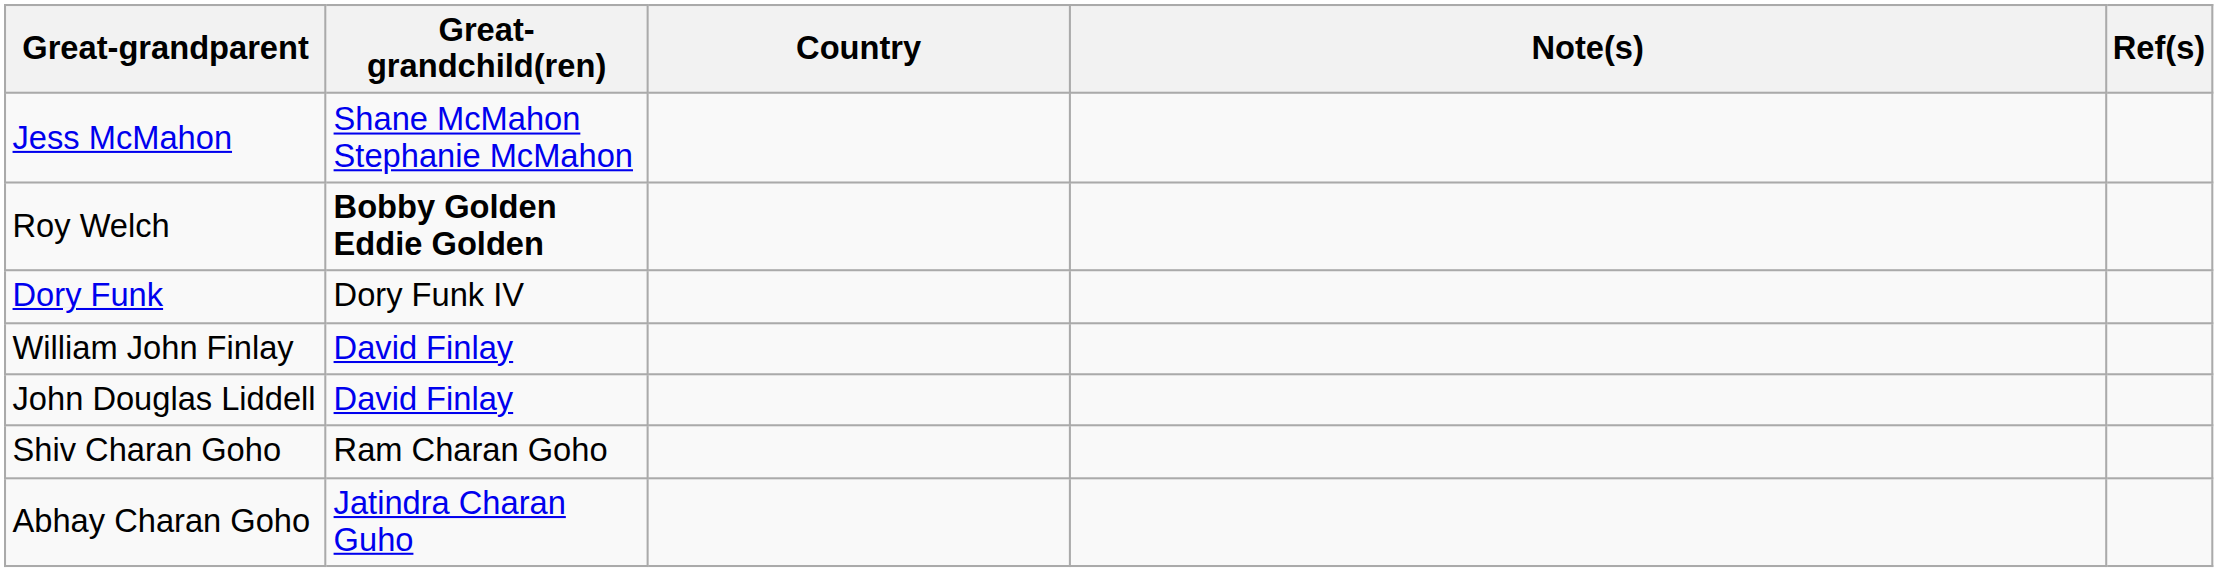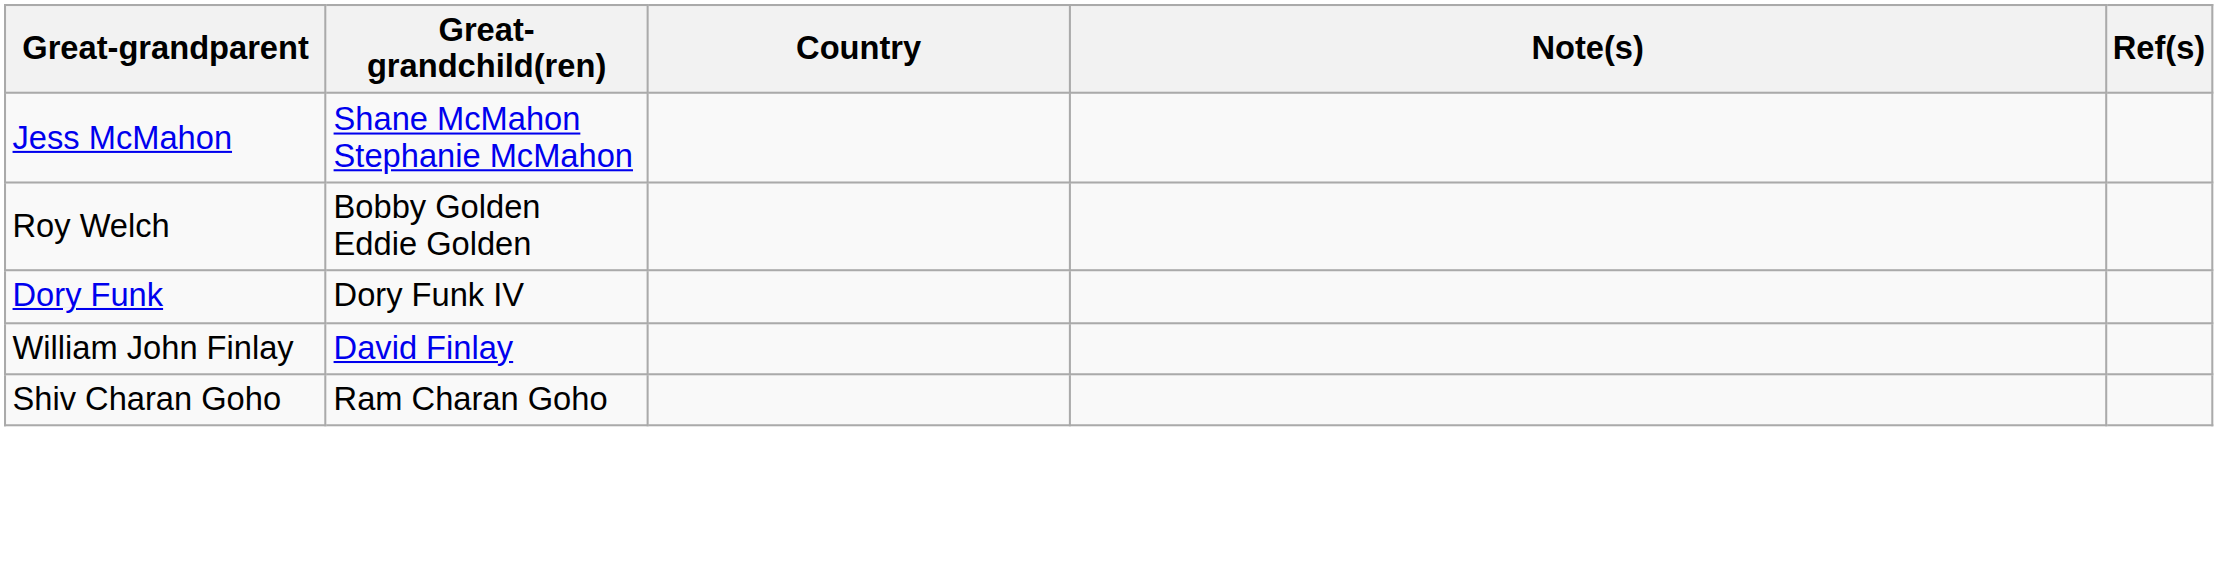(445, 225) bold -> (437, 225) normal
- row: (164, 399)
- row: (161, 521)
